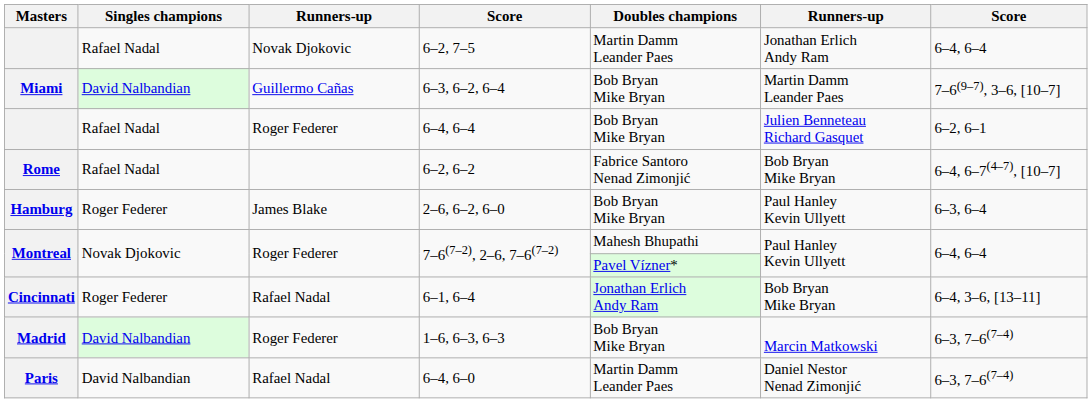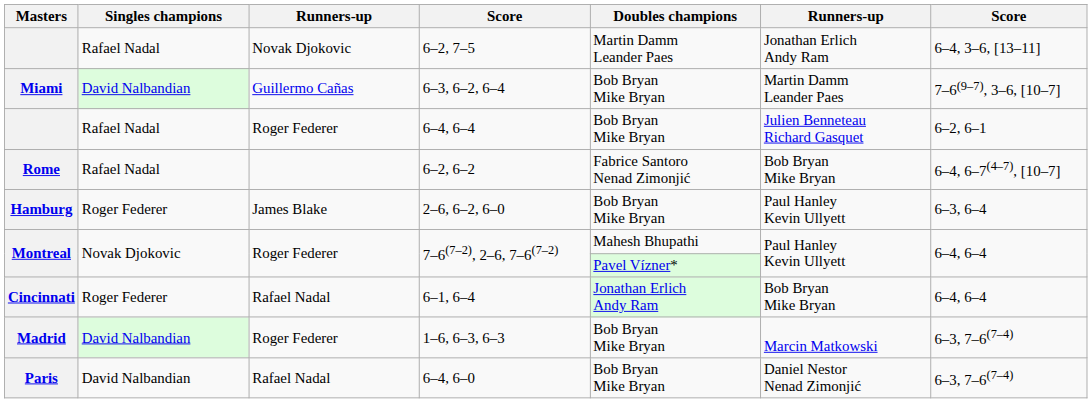(960, 48) 6–4, 6–4 -> (987, 48) 6–4, 3–6, [13–11]
(987, 297) 6–4, 3–6, [13–11] -> (960, 297) 6–4, 6–4
(636, 377) Martin Damm Leander Paes -> (629, 377) Bob Bryan Mike Bryan
